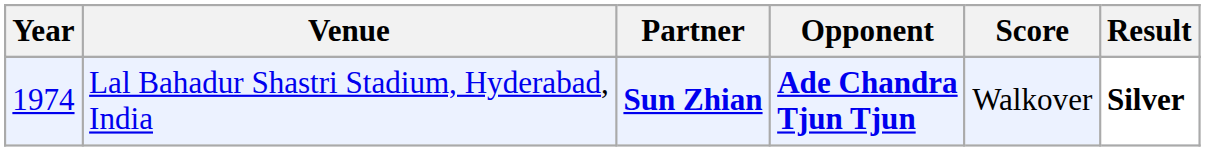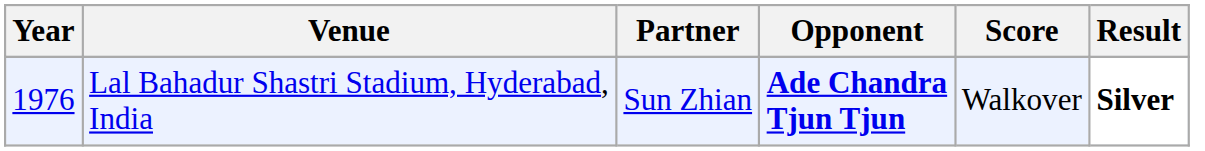(43, 100) 1974 -> (43, 100) 1976
(693, 100) bold -> (688, 100) normal
